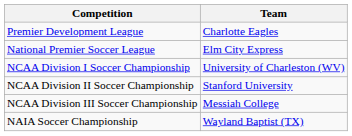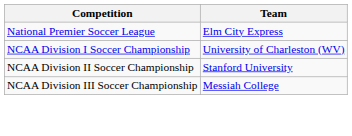- row: (75, 31)
- row: (72, 121)
